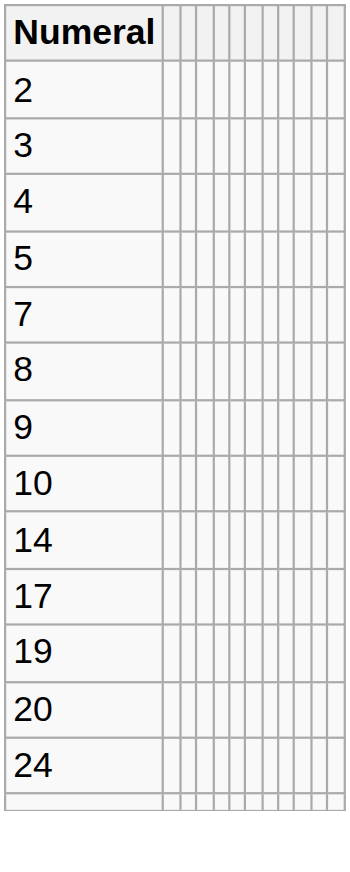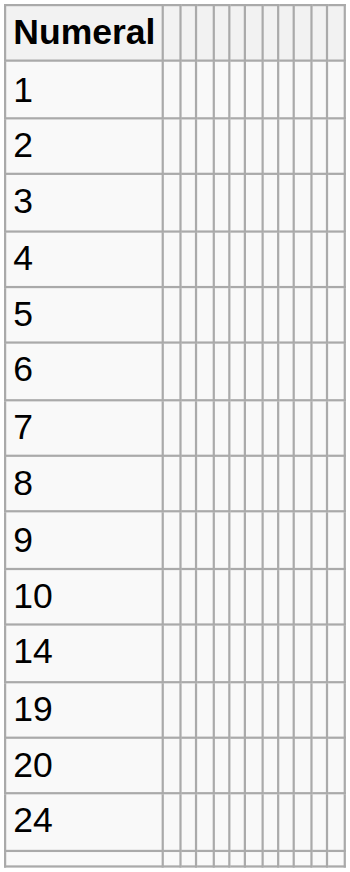+ row: (23, 88)
+ row: (23, 370)
- row: (33, 595)
